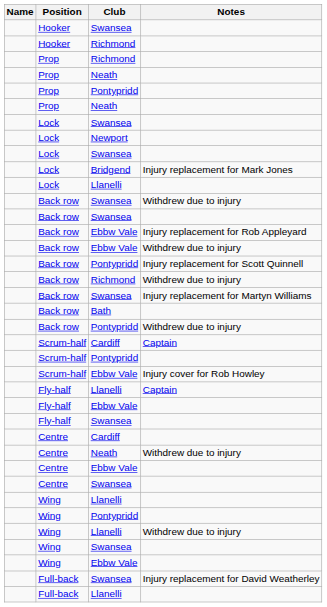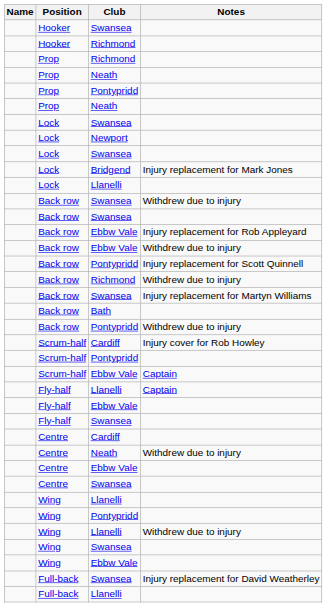(160, 342) Captain -> (204, 342) Injury cover for Rob Howley
(204, 374) Injury cover for Rob Howley -> (160, 374) Captain
